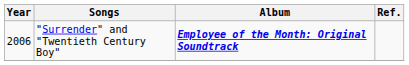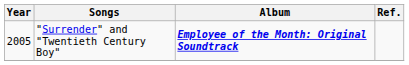(19, 41) 2006 -> (19, 41) 2005
